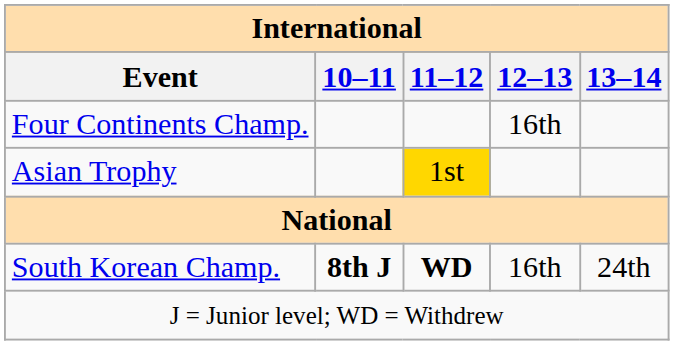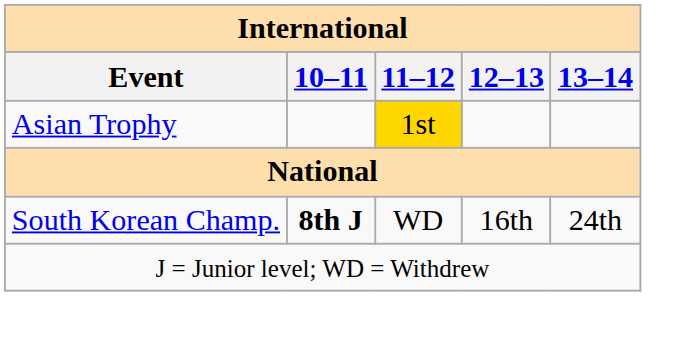- row: (160, 123)
(447, 266) bold -> (418, 219) normal
